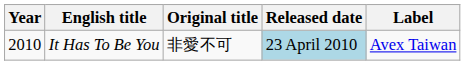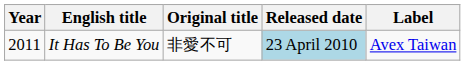(25, 45) 2010 -> (24, 45) 2011
